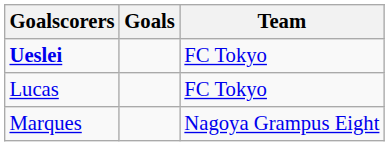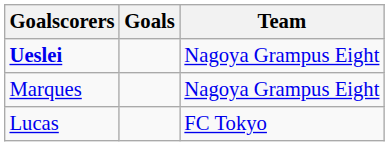(226, 55) FC Tokyo -> (282, 55) Nagoya Grampus Eight
rows swapped: (34, 89) <-> (46, 123)
